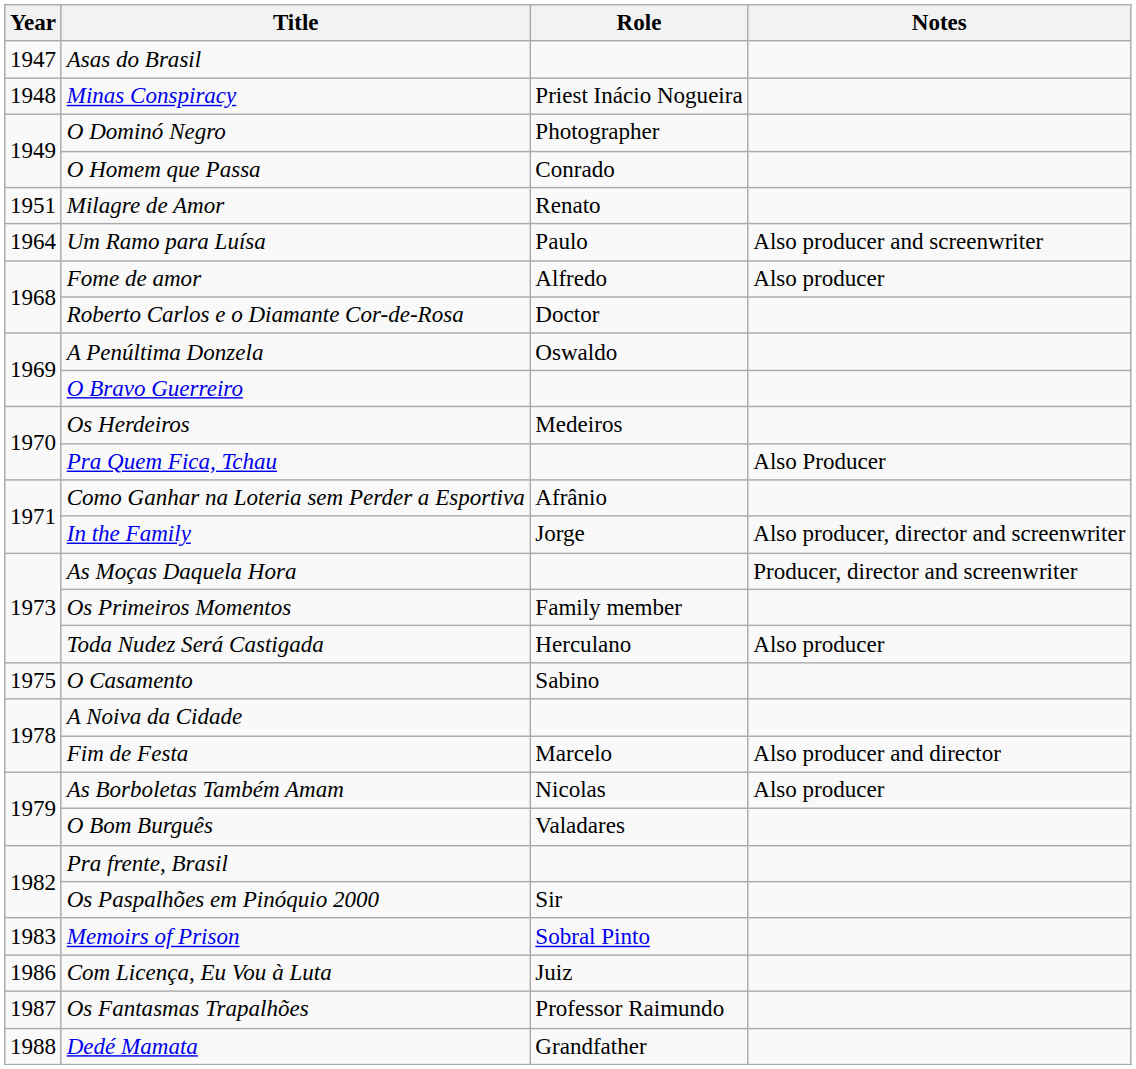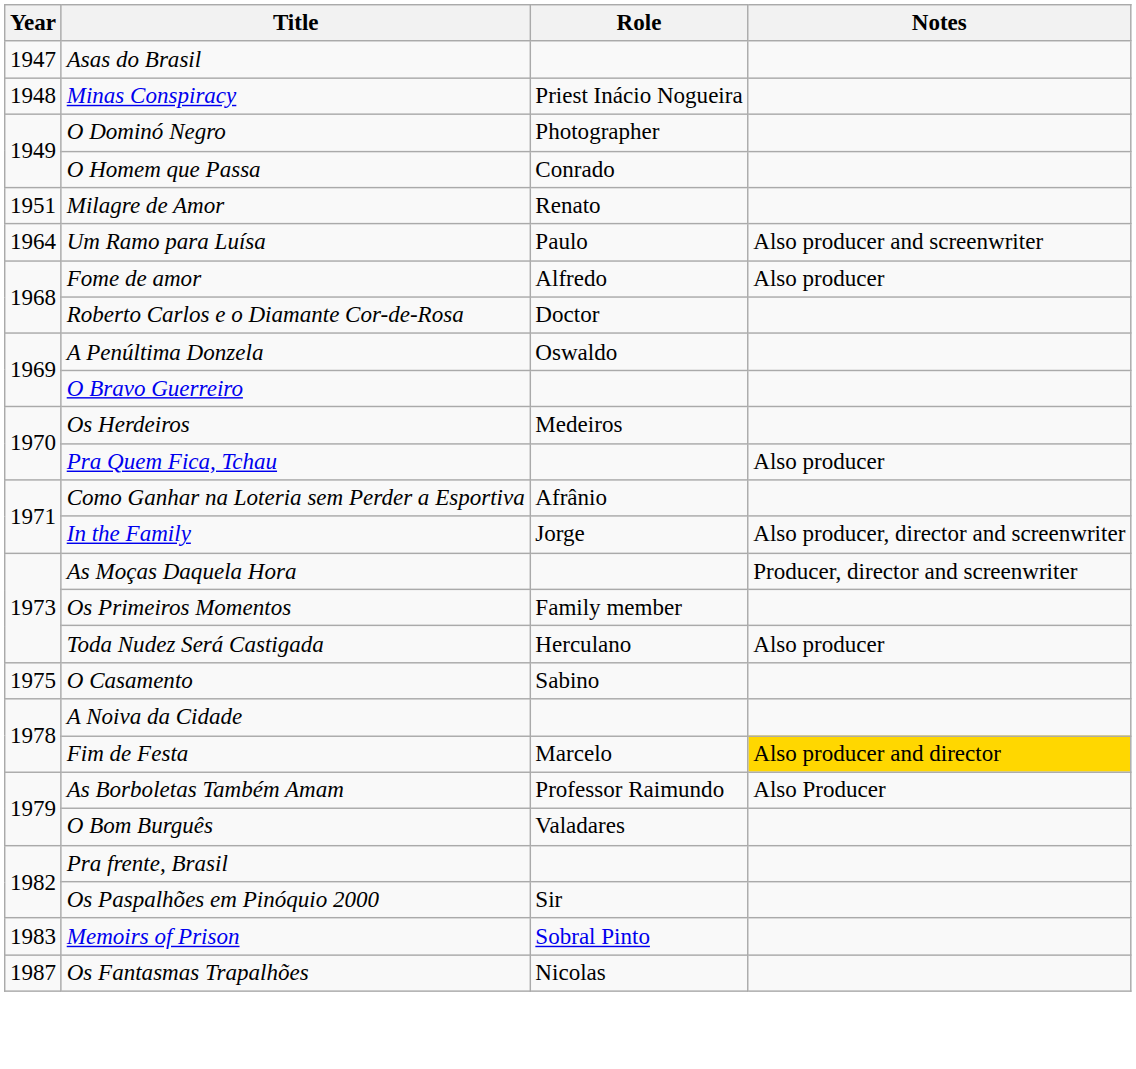(820, 461) Also Producer -> (819, 461) Also producer
(877, 753) no background -> (877, 753) gold background
(571, 790) Nicolas -> (630, 790) Professor Raimundo
(819, 790) Also producer -> (820, 790) Also Producer
- row: (199, 972)
(630, 1009) Professor Raimundo -> (571, 972) Nicolas
- row: (132, 1045)
